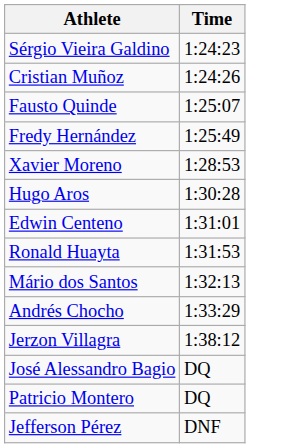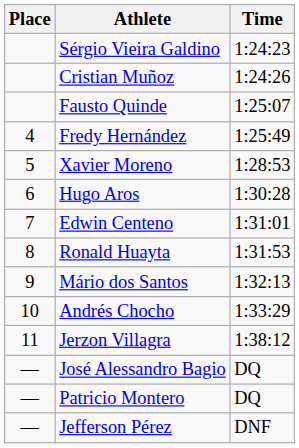+ column: (30, 19)
